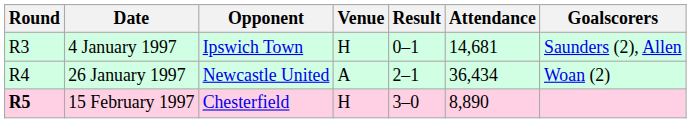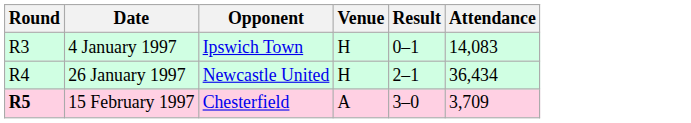- column: (613, 18)
(473, 46) 14,681 -> (473, 46) 14,083
(344, 74) A -> (344, 74) H
(344, 103) H -> (344, 103) A
(469, 103) 8,890 -> (469, 103) 3,709
